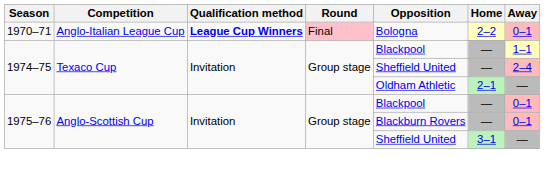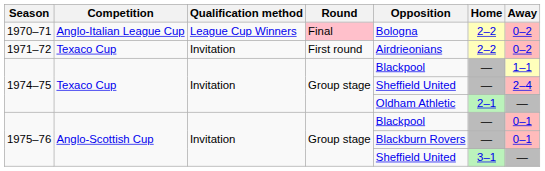(246, 31) bold -> (243, 31) normal
(522, 31) 0–1 -> (522, 31) 0–2
+ row: (29, 49)
